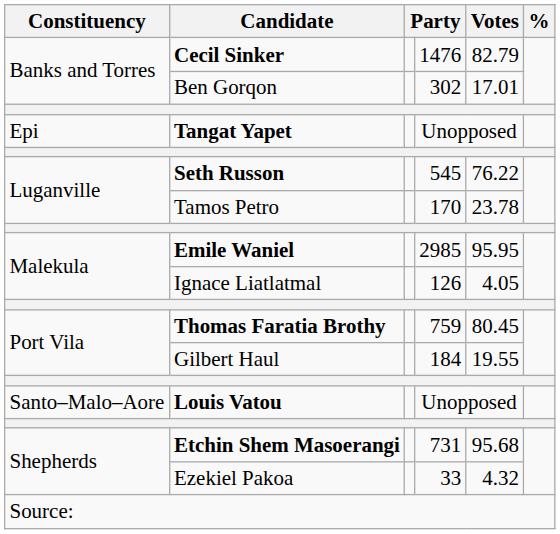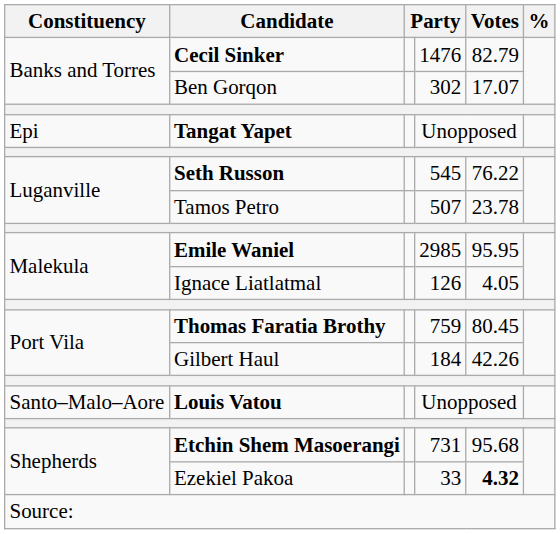(495, 87) 17.01 -> (495, 87) 17.07
(445, 206) 170 -> (445, 206) 507
(495, 358) 19.55 -> (495, 358) 42.26
(501, 477) normal -> (501, 477) bold
